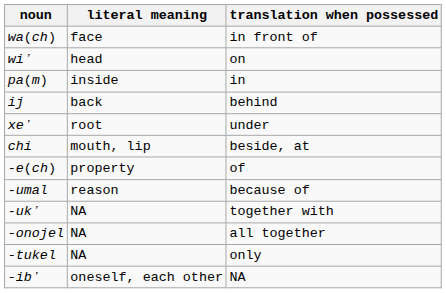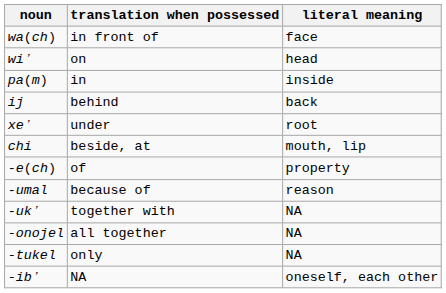columns swapped: (147, 15) <-> (334, 15)
